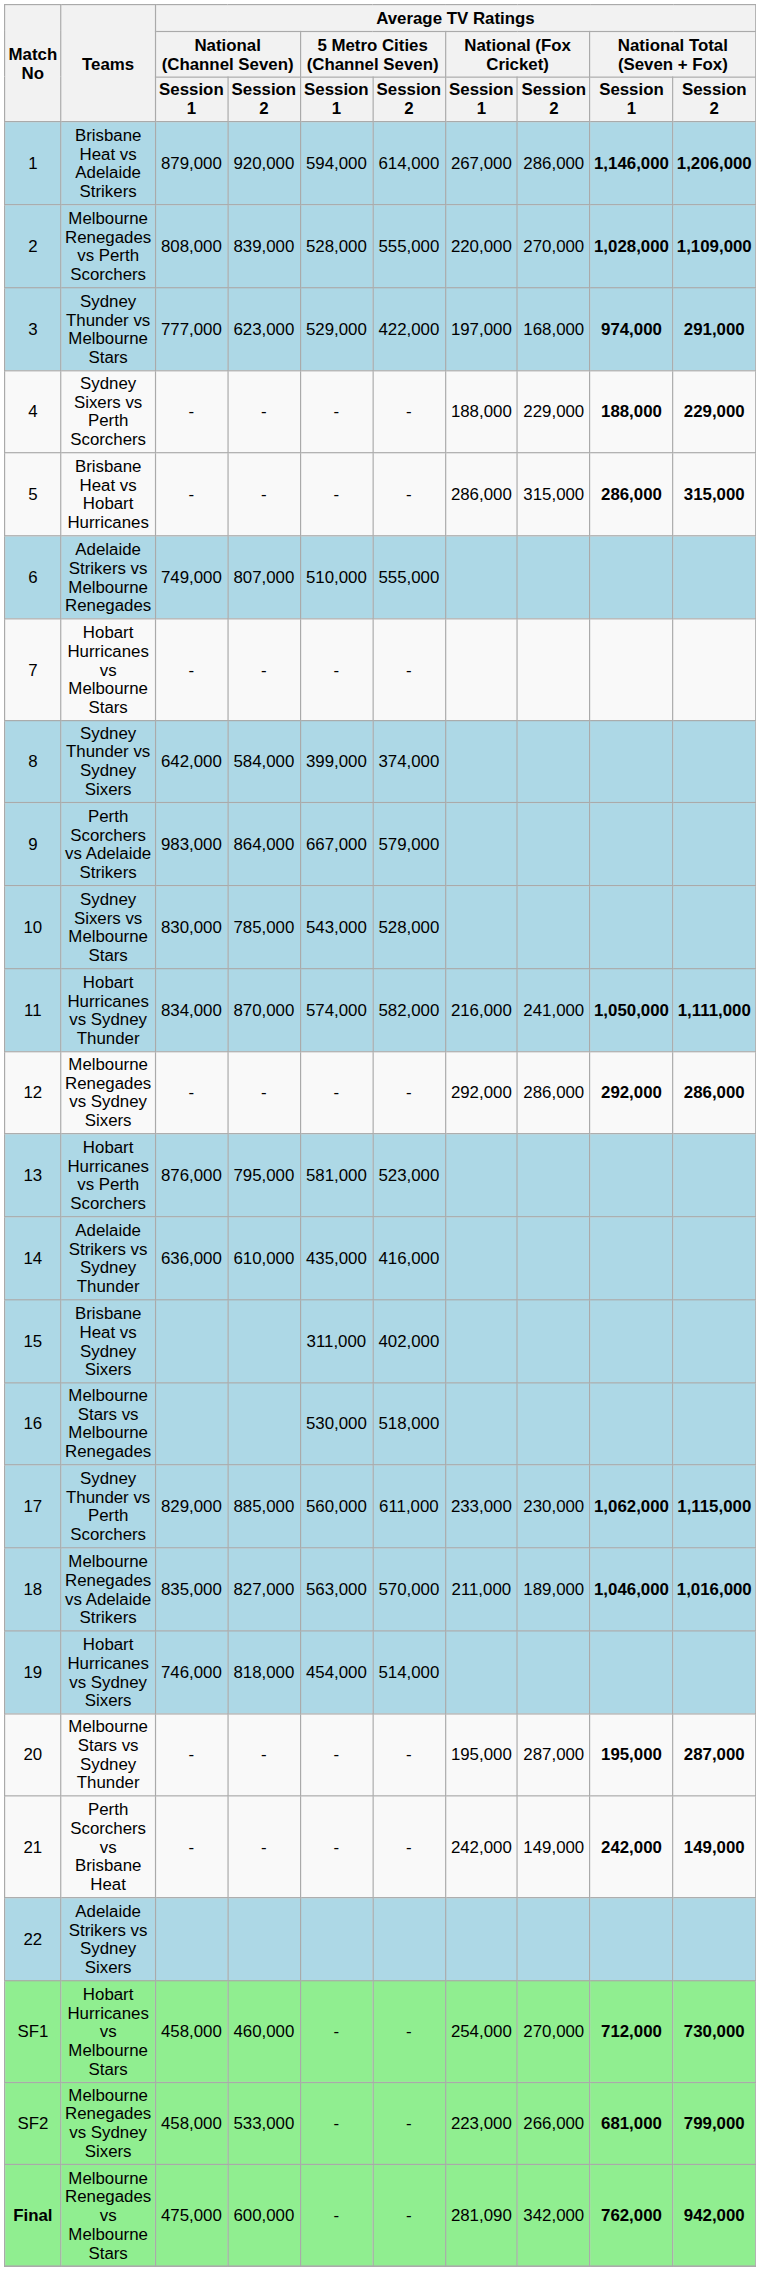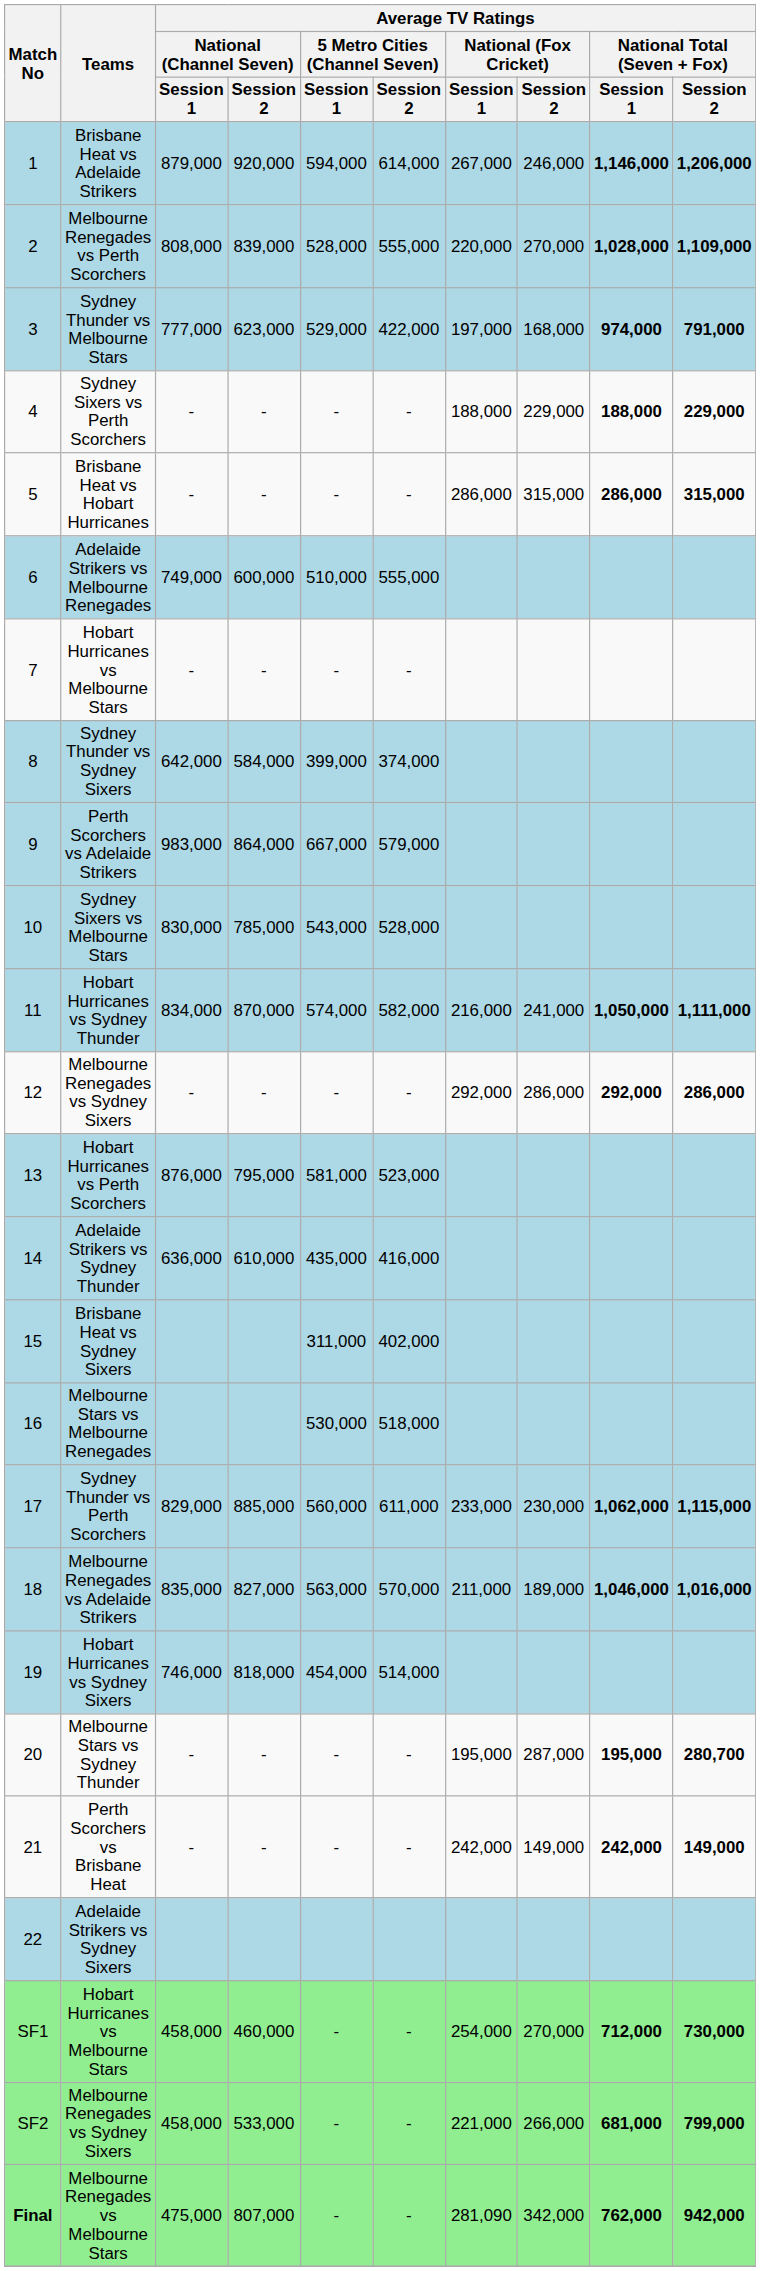(554, 164) 286,000 -> (554, 164) 246,000
(714, 329) 291,000 -> (714, 329) 791,000
(264, 578) 807,000 -> (264, 578) 600,000
(714, 1755) 287,000 -> (714, 1755) 280,700
(481, 2124) 223,000 -> (481, 2124) 221,000
(264, 2216) 600,000 -> (264, 2216) 807,000
